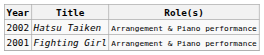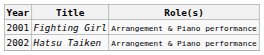rows swapped: (70, 42) <-> (67, 27)
